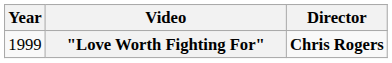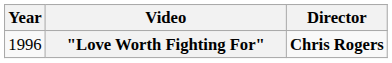(25, 44) 1999 -> (25, 44) 1996
